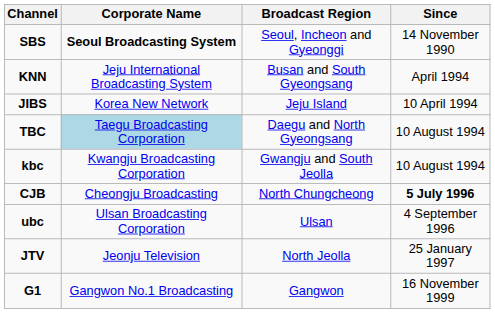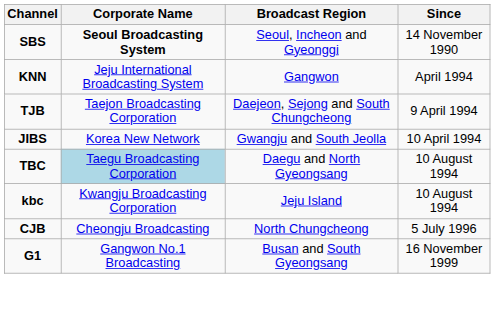(316, 76) Busan and South Gyeongsang -> (311, 76) Gangwon
+ row: (33, 111)
(316, 104) Jeju Island -> (311, 139) Gwangju and South Jeolla
(316, 166) Gwangju and South Jeolla -> (311, 201) Jeju Island
(440, 194) bold -> (444, 228) normal
- row: (33, 221)
- row: (33, 256)
(316, 290) Gangwon -> (311, 256) Busan and South Gyeongsang
